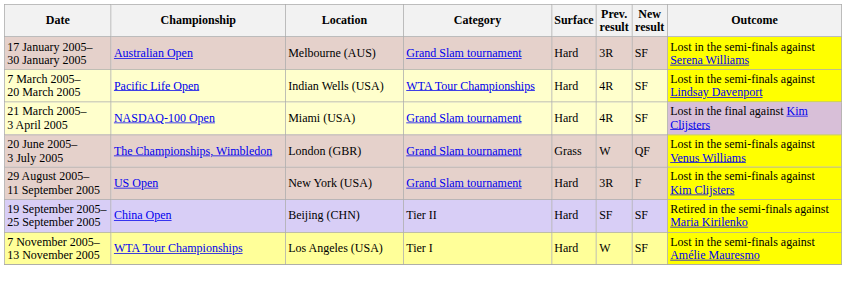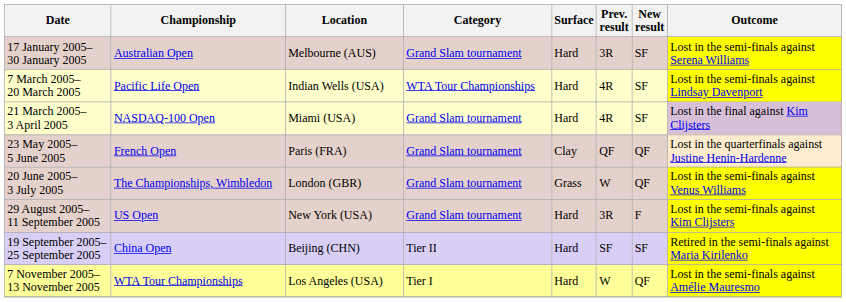+ row: (42, 150)
(641, 248) SF -> (642, 281) QF
